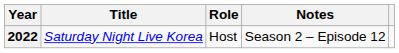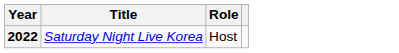- column: (315, 15)
